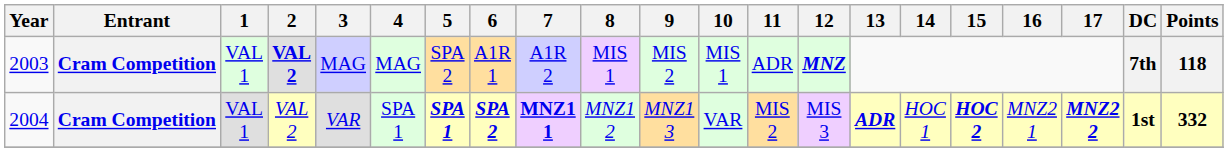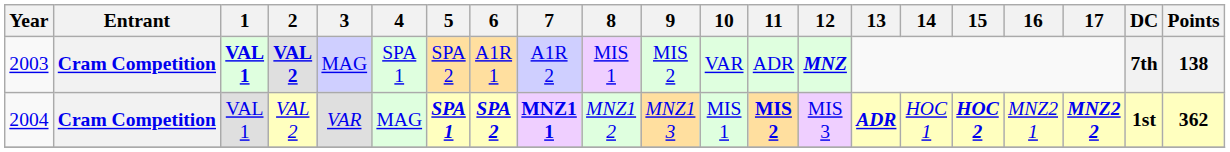(244, 64) normal -> (245, 64) bold
(398, 64) MAG -> (399, 64) SPA 1
(723, 64) MIS 1 -> (724, 64) VAR
(1192, 64) 118 -> (1194, 64) 138
(398, 119) SPA 1 -> (399, 119) MAG
(723, 119) VAR -> (724, 119) MIS 1
(772, 119) normal -> (773, 119) bold
(1192, 119) 332 -> (1194, 119) 362
